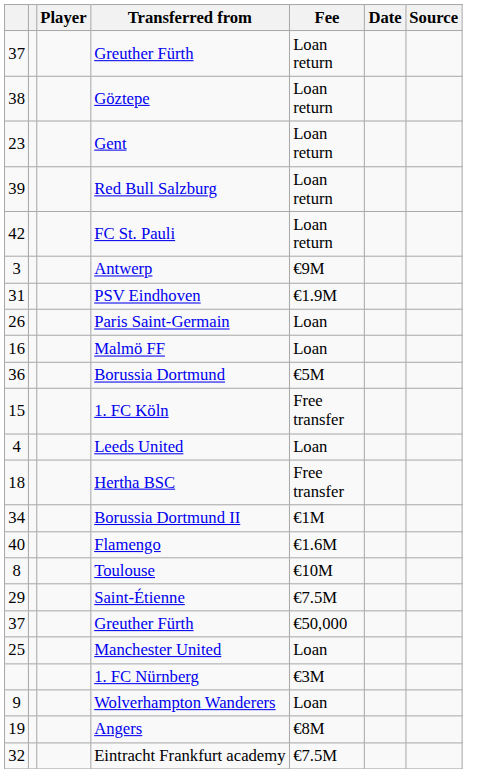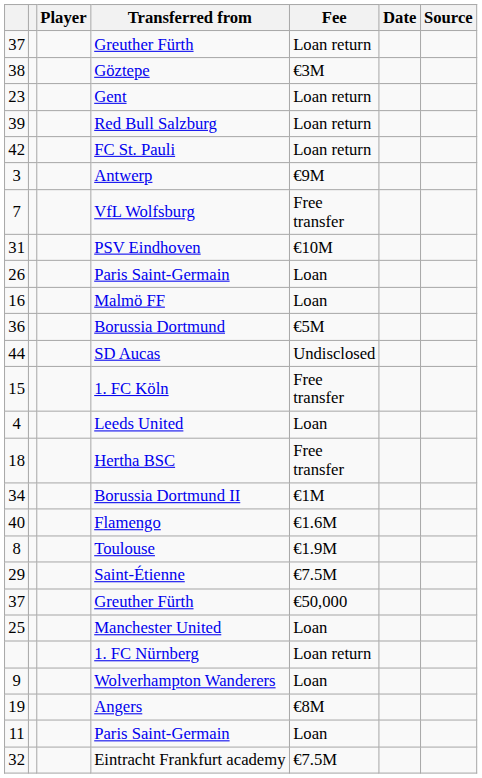(313, 98) Loan return -> (309, 70) €3M
+ row: (17, 211)
(315, 296) €1.9M -> (313, 247) €10M
+ row: (17, 353)
(313, 570) €10M -> (315, 548) €1.9M
(309, 676) €3M -> (332, 654) Loan return
+ row: (17, 733)
